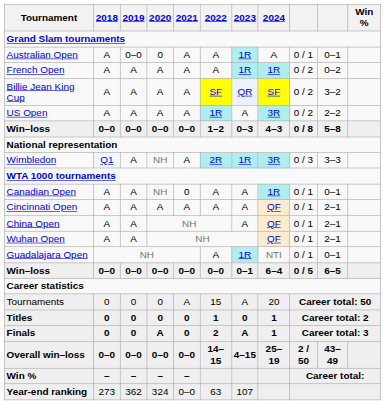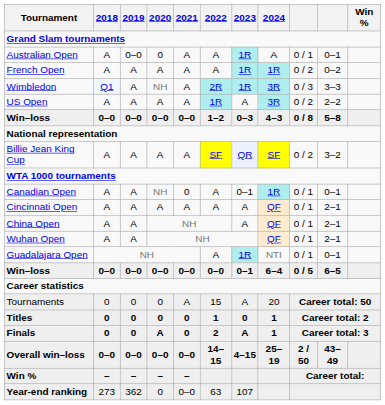rows swapped: (31, 160) <-> (41, 92)
(245, 192) A -> (245, 192) 0–1
(160, 391) 324 -> (160, 391) 0
